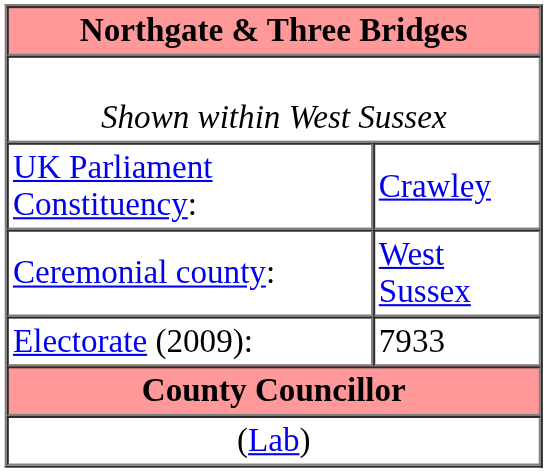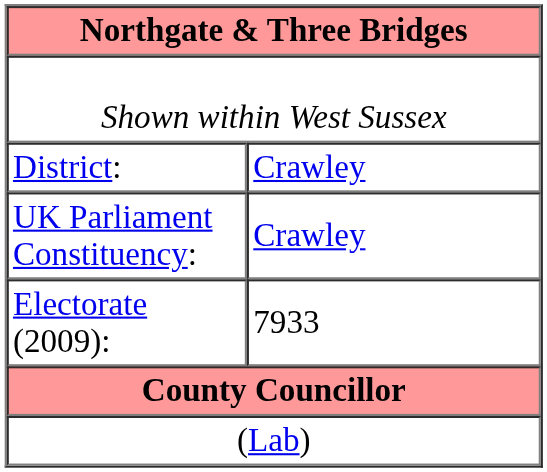+ row: (67, 166)
- row: (144, 272)
